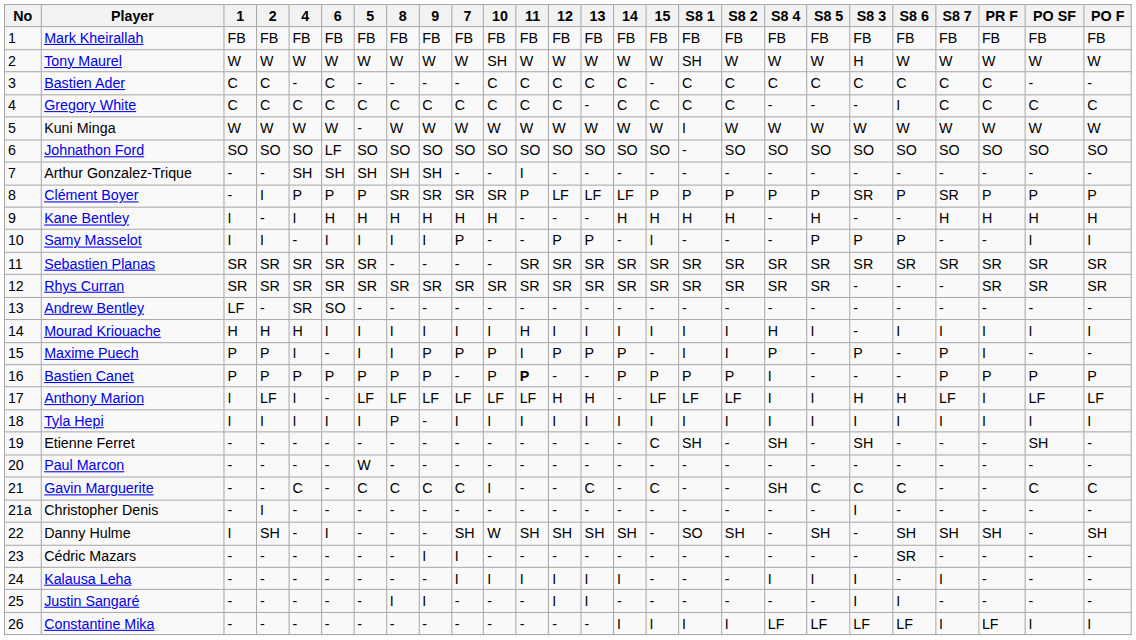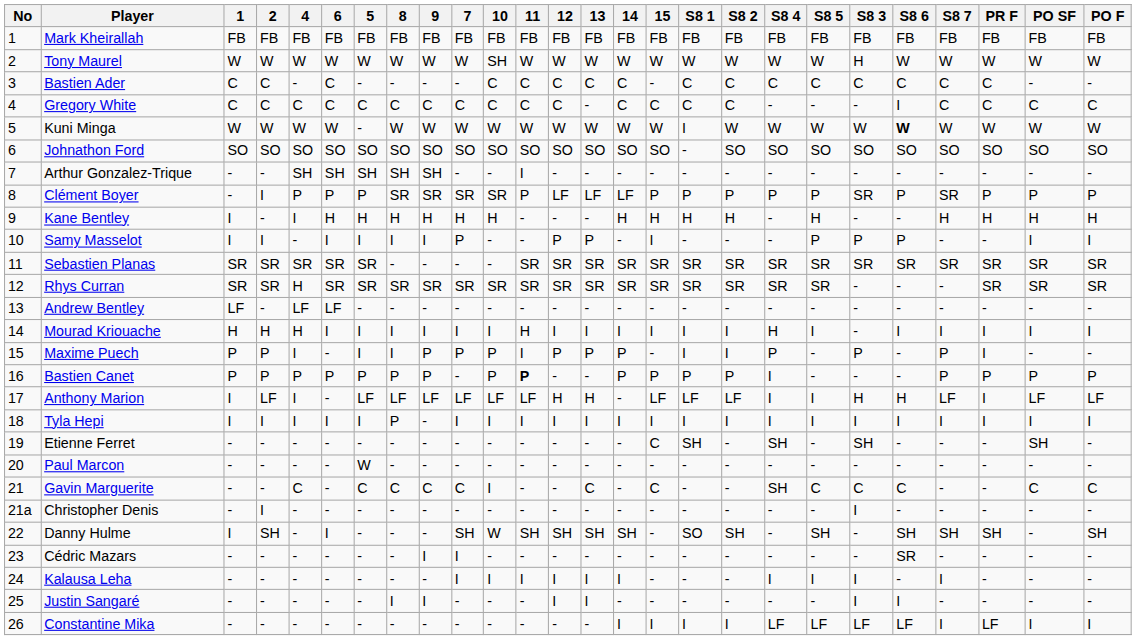(692, 60) SH -> (689, 60) W
(903, 128) normal -> (903, 128) bold
(333, 150) LF -> (335, 150) SO
(302, 285) SR -> (298, 285) H
(302, 308) SR -> (301, 308) LF
(335, 308) SO -> (333, 308) LF
